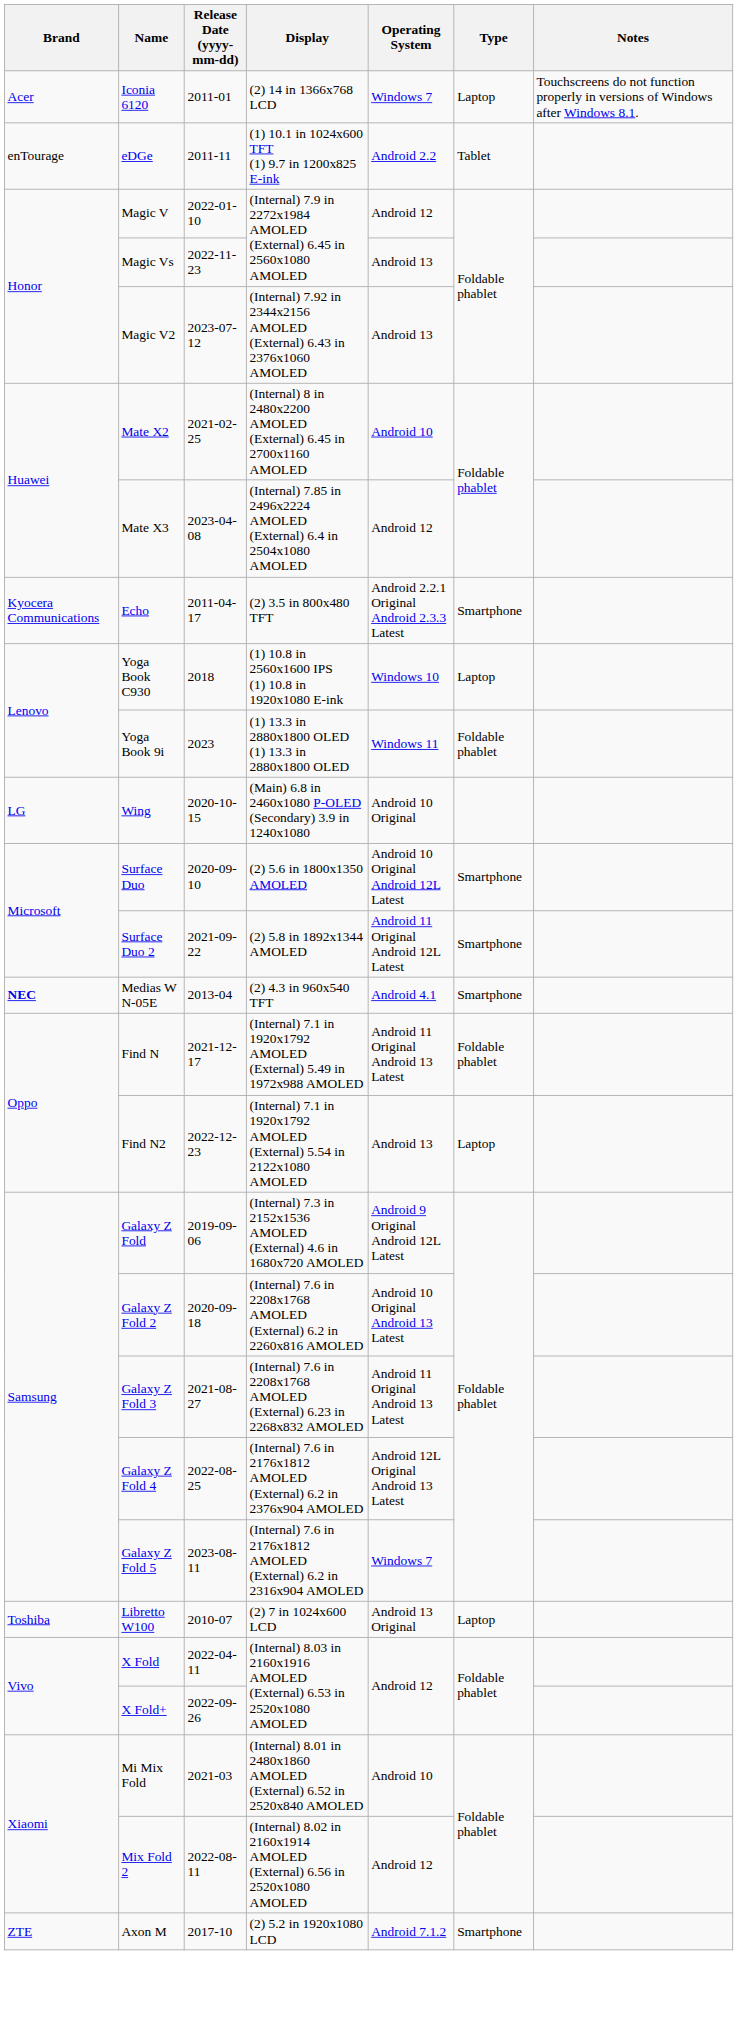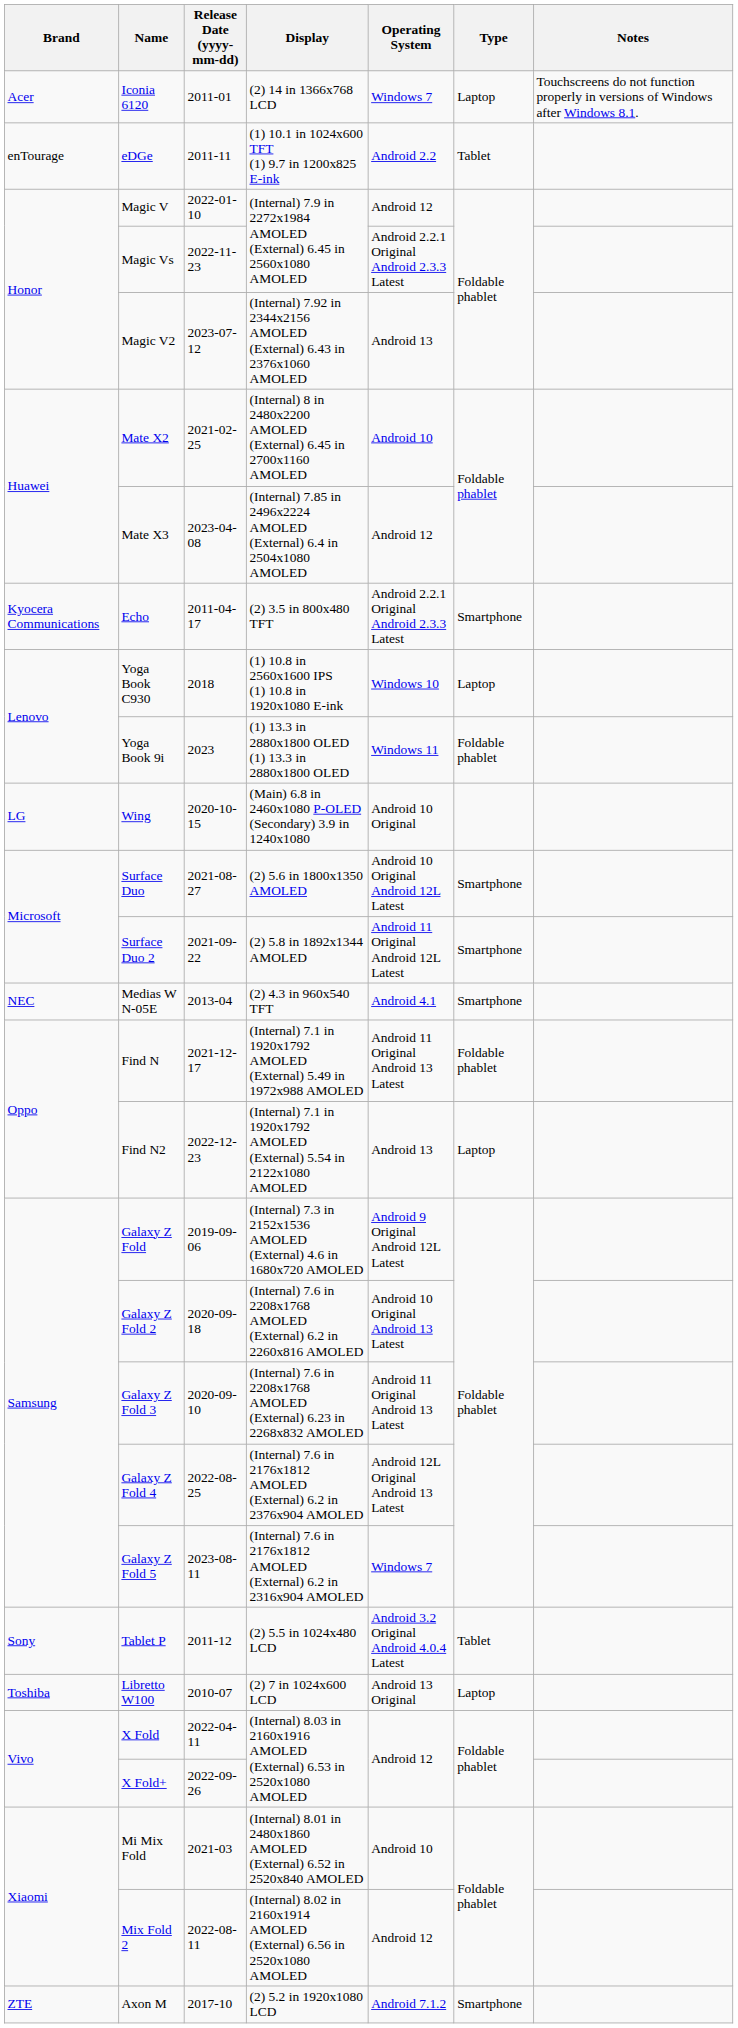(402, 262) Android 13 -> (409, 259) Android 2.2.1 Original Android 2.3.3 Latest
(212, 877) 2020-09-10 -> (212, 883) 2021-08-27
(22, 995) bold -> (21, 1001) normal
(212, 1396) 2021-08-27 -> (212, 1402) 2020-09-10
+ row: (144, 1640)
